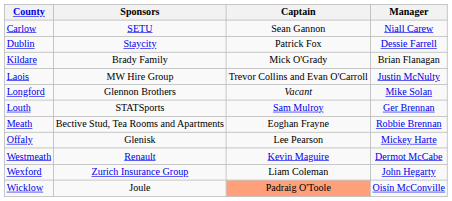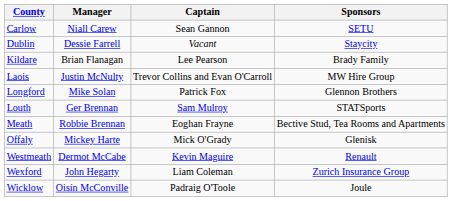columns swapped: (409, 12) <-> (140, 12)
(298, 44) Patrick Fox -> (203, 44) Vacant
(298, 60) Mick O'Grady -> (203, 60) Lee Pearson
(298, 92) Vacant -> (203, 92) Patrick Fox
(298, 140) Lee Pearson -> (203, 140) Mick O'Grady
(298, 188) lightsalmon background -> (203, 188) no background
